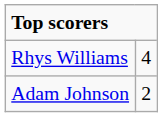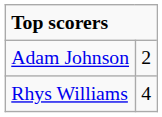rows swapped: (70, 57) <-> (70, 93)
